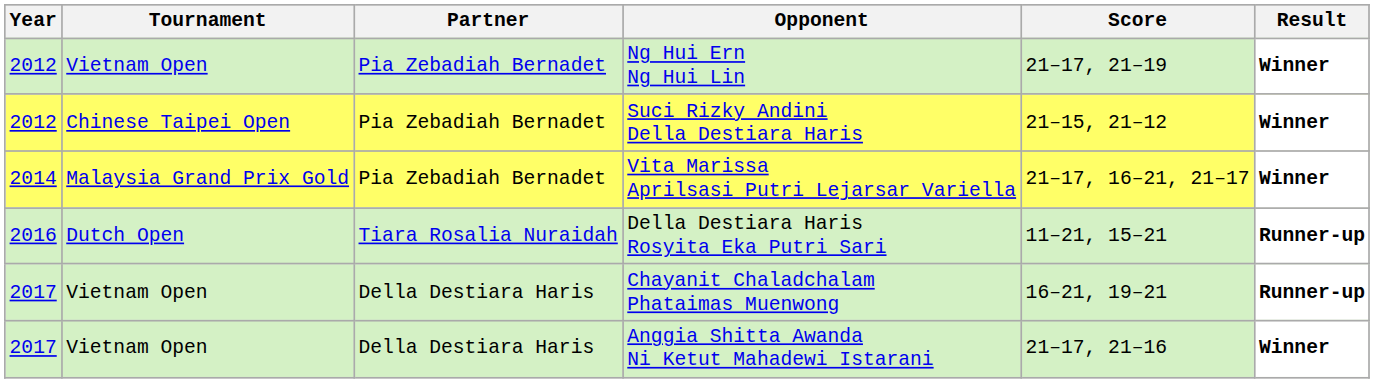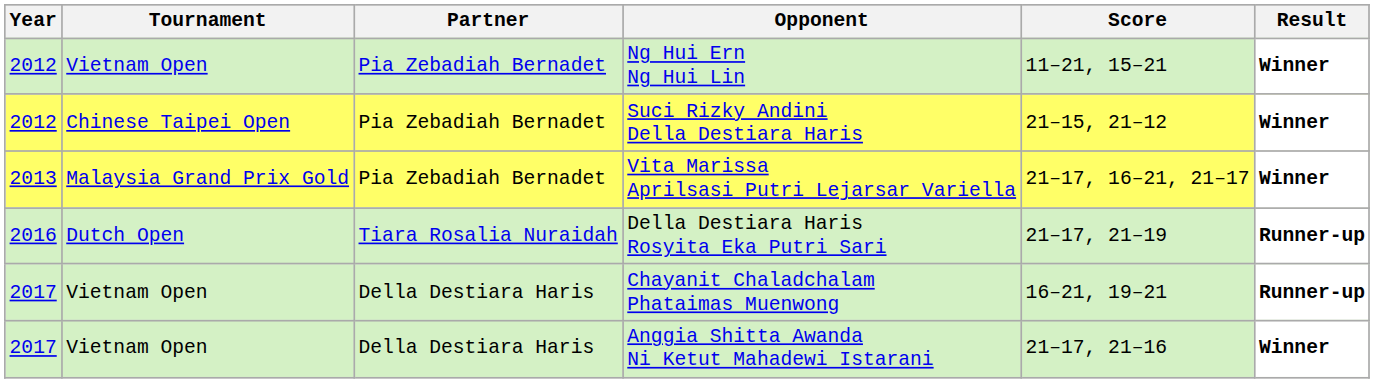(1096, 66) 21–17, 21–19 -> (1096, 66) 11–21, 15–21
(33, 179) 2014 -> (33, 179) 2013
(1096, 235) 11–21, 15–21 -> (1096, 235) 21–17, 21–19
